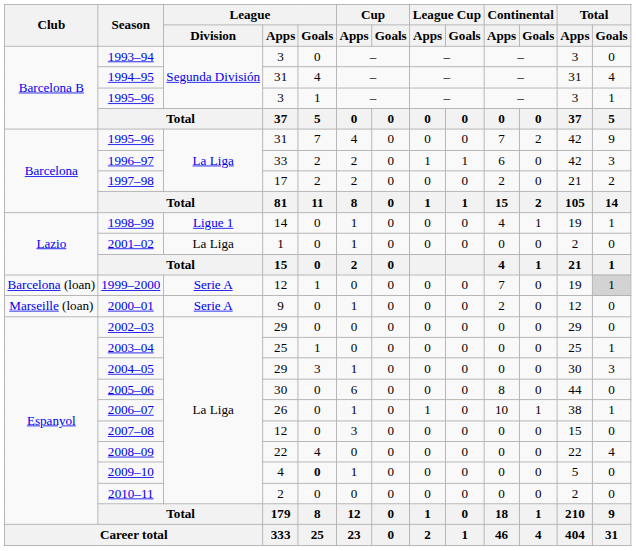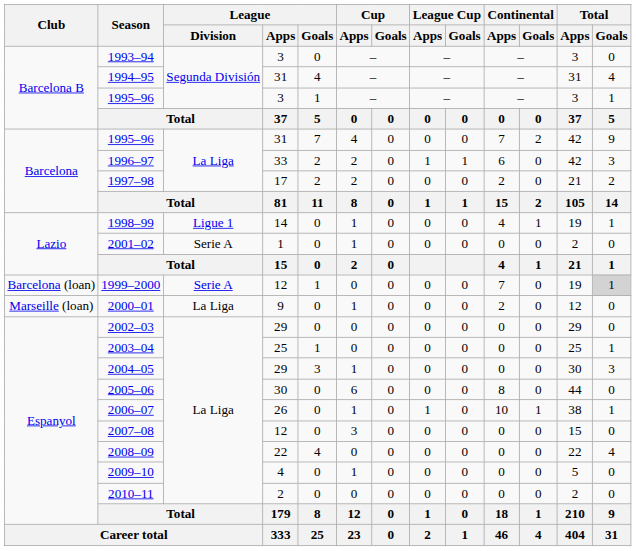(213, 243) La Liga -> (213, 243) Serie A
(213, 306) Serie A -> (213, 306) La Liga
(317, 472) bold -> (317, 472) normal
